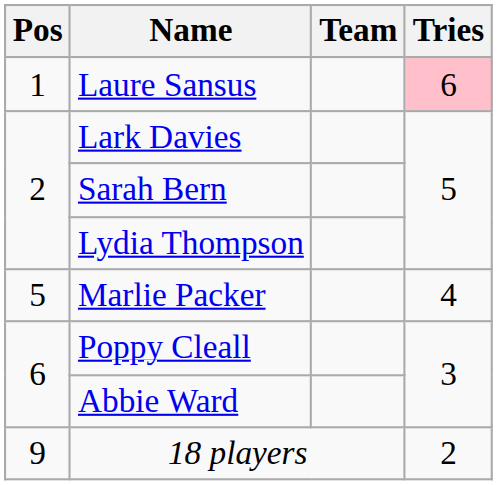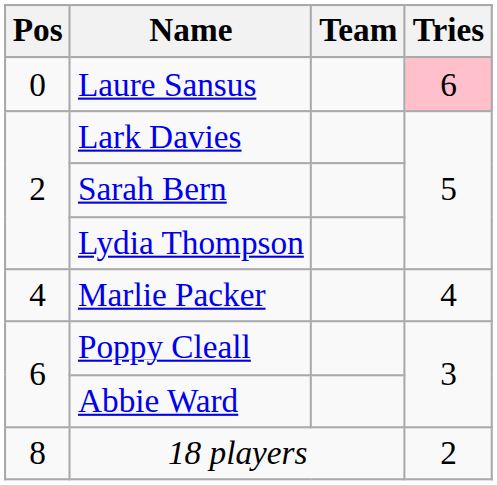(38, 83) 1 -> (38, 83) 0
(38, 294) 5 -> (38, 294) 4
(38, 453) 9 -> (38, 453) 8
